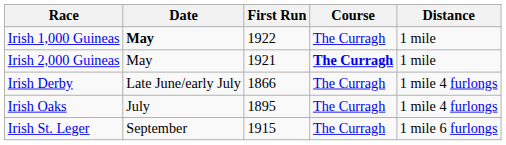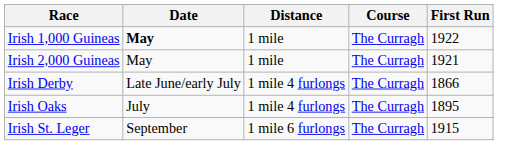columns swapped: (449, 15) <-> (277, 15)
(353, 60) bold -> (388, 60) normal
